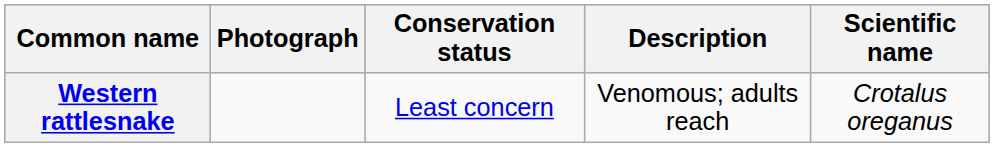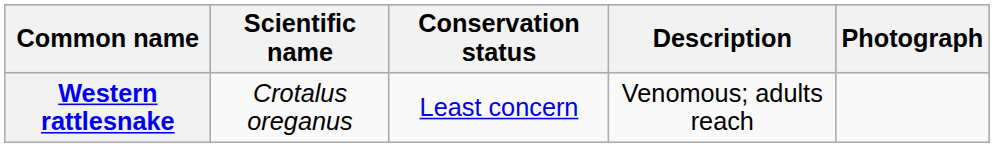columns swapped: (900, 38) <-> (288, 38)
